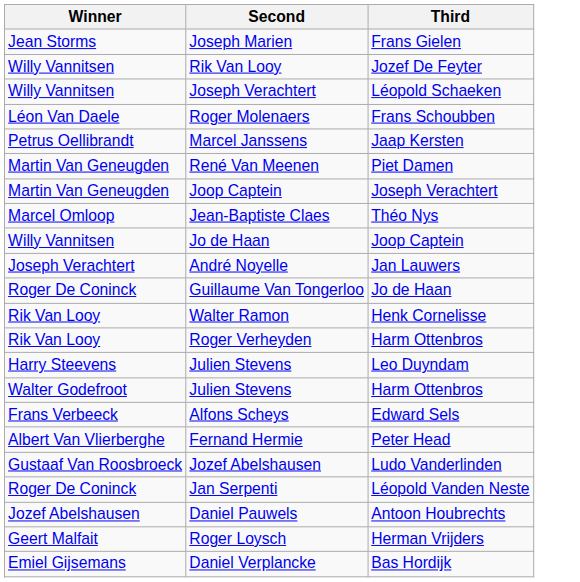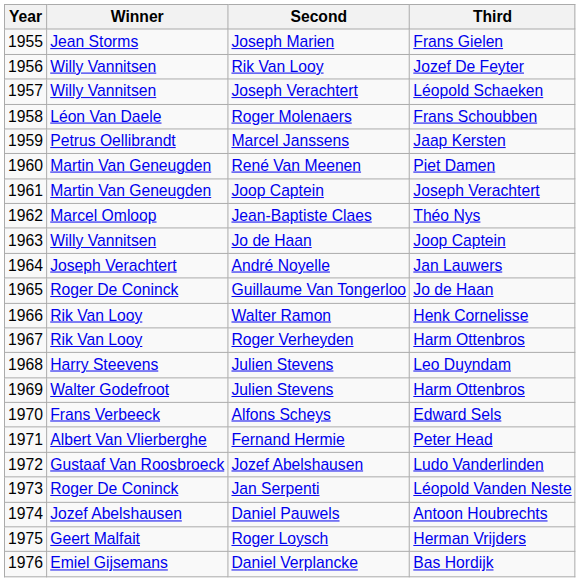+ column: (26, 16)
